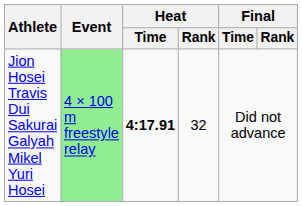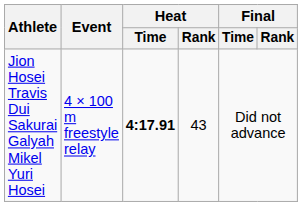(91, 126) lightgreen background -> (91, 126) no background
(199, 126) 32 -> (199, 126) 43
